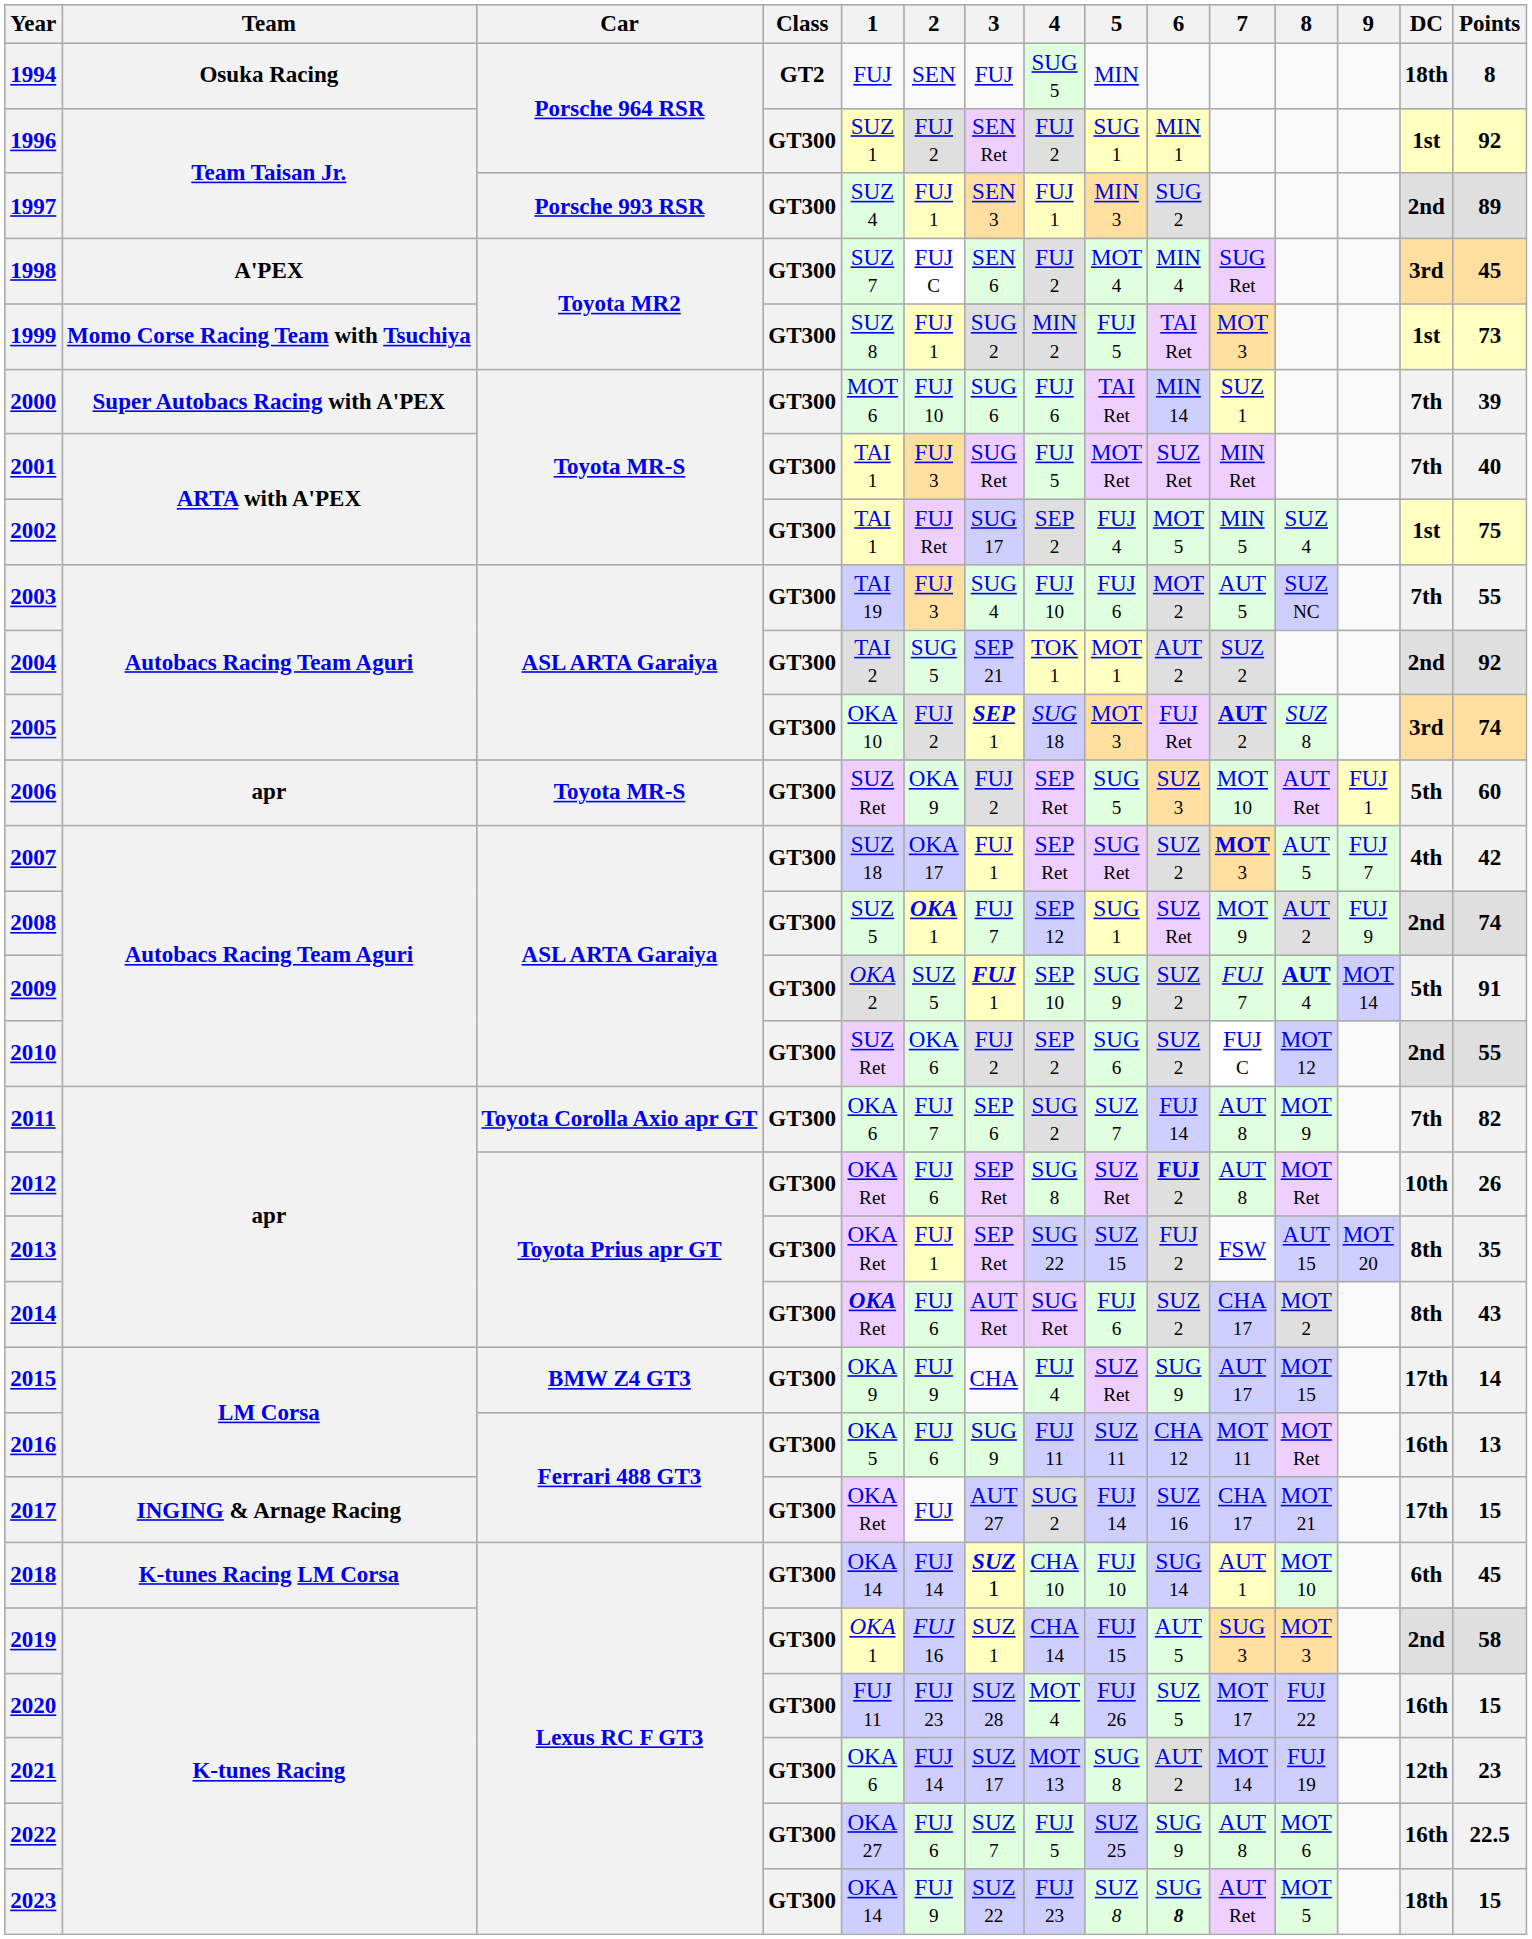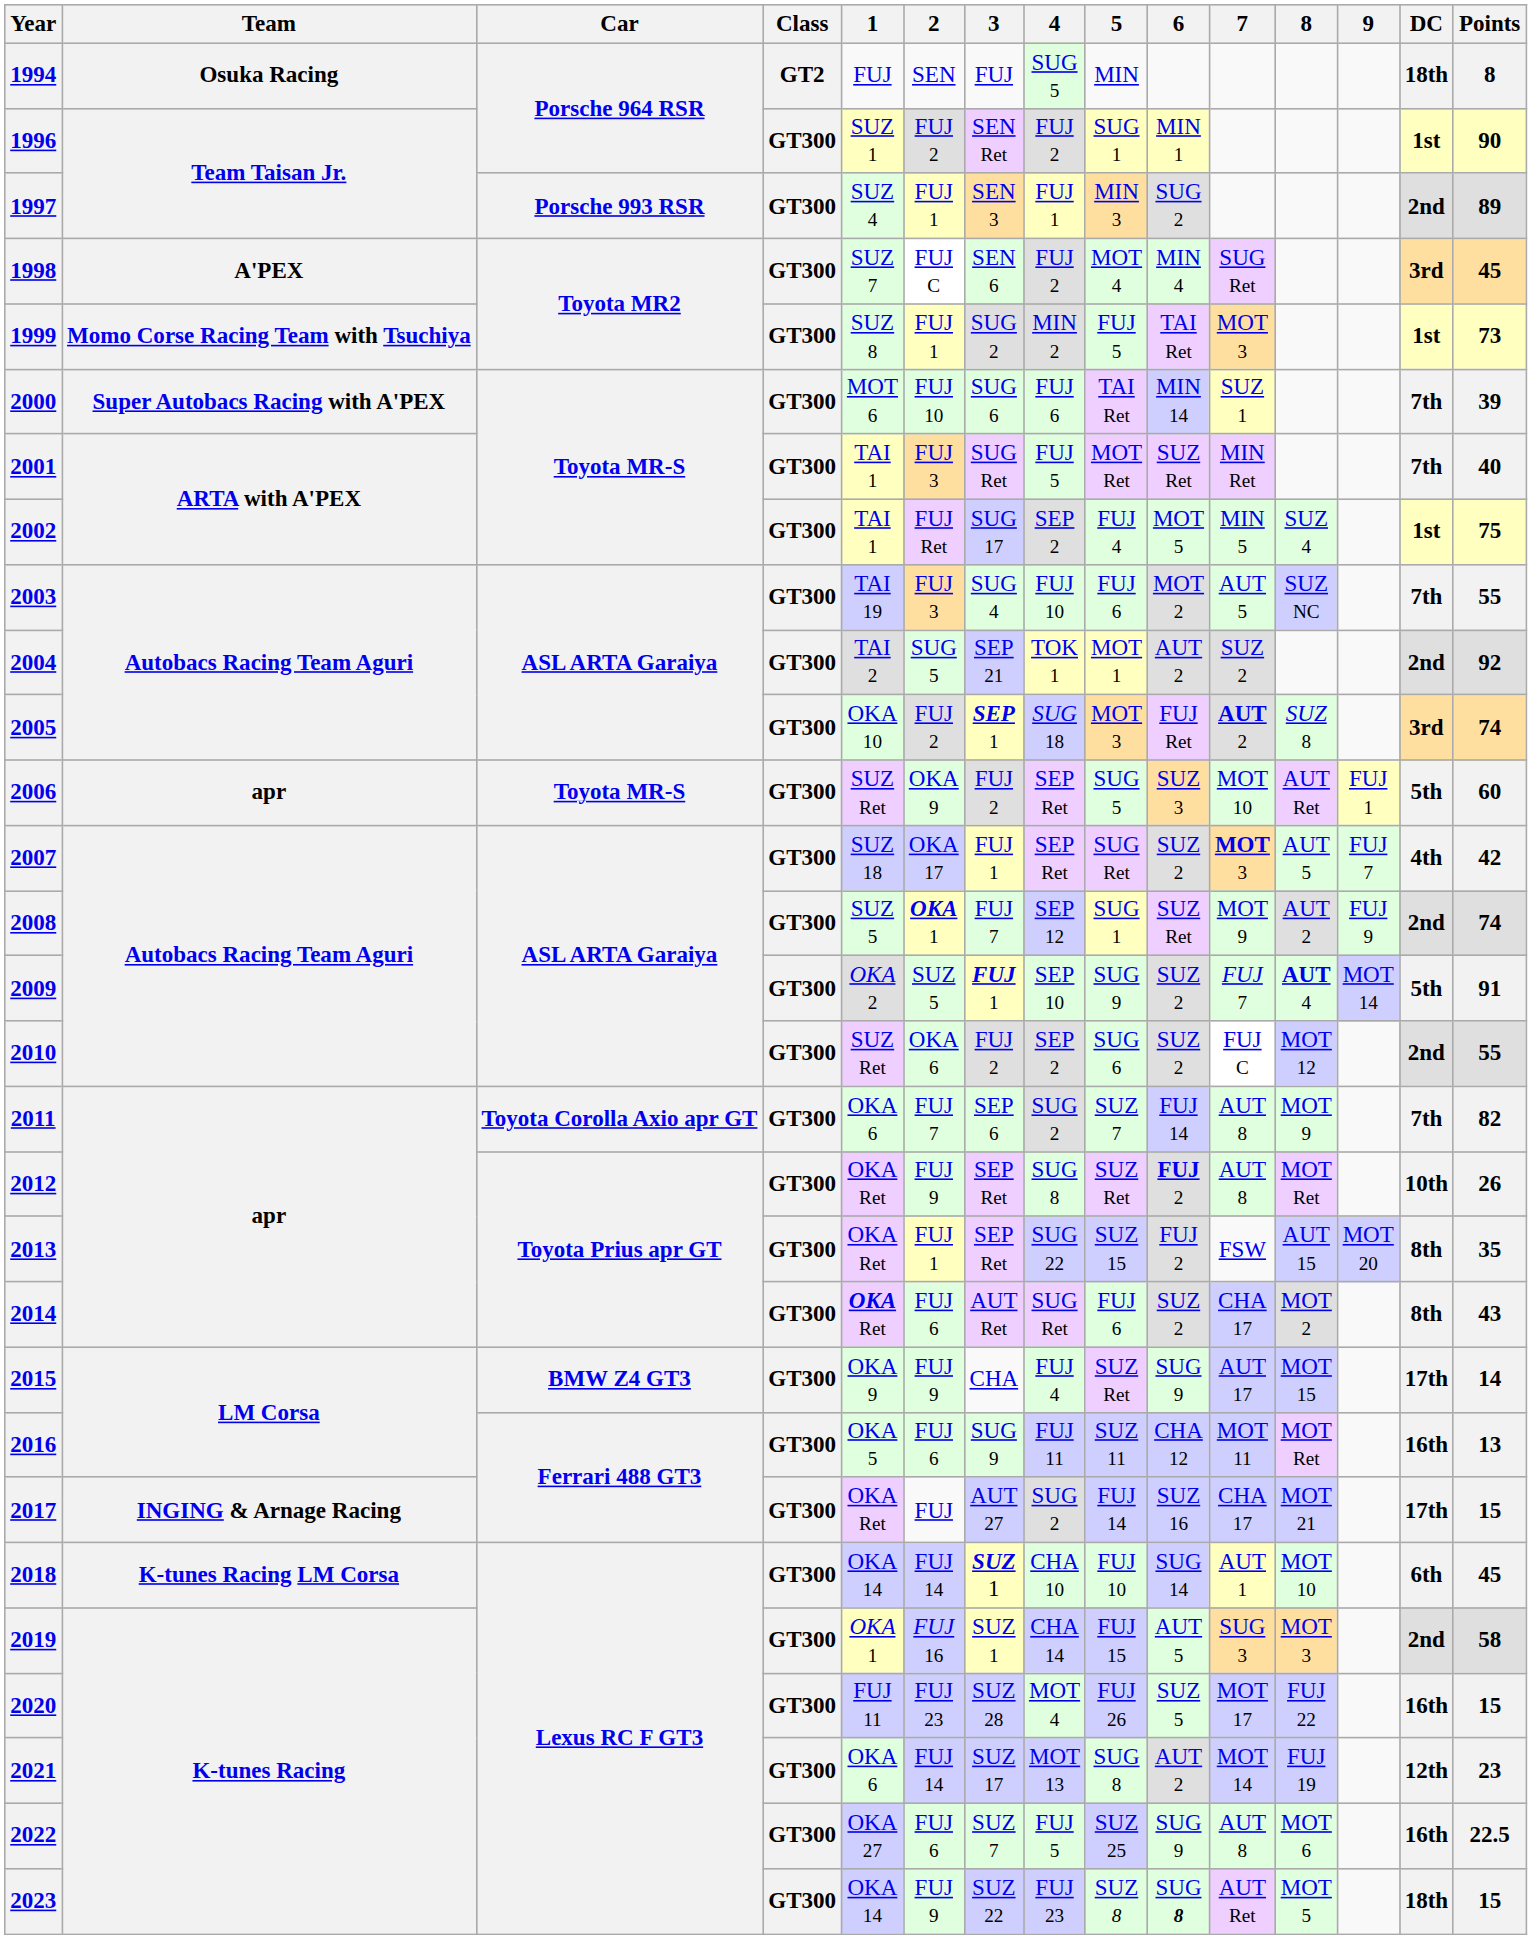(1490, 140) 92 -> (1490, 140) 90
(934, 1183) FUJ 6 -> (934, 1183) FUJ 9
